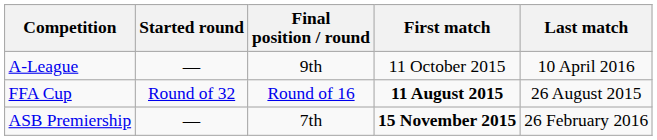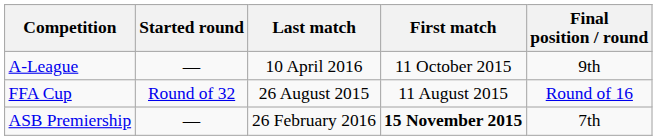columns swapped: (311, 28) <-> (586, 28)
(447, 93) bold -> (453, 93) normal
